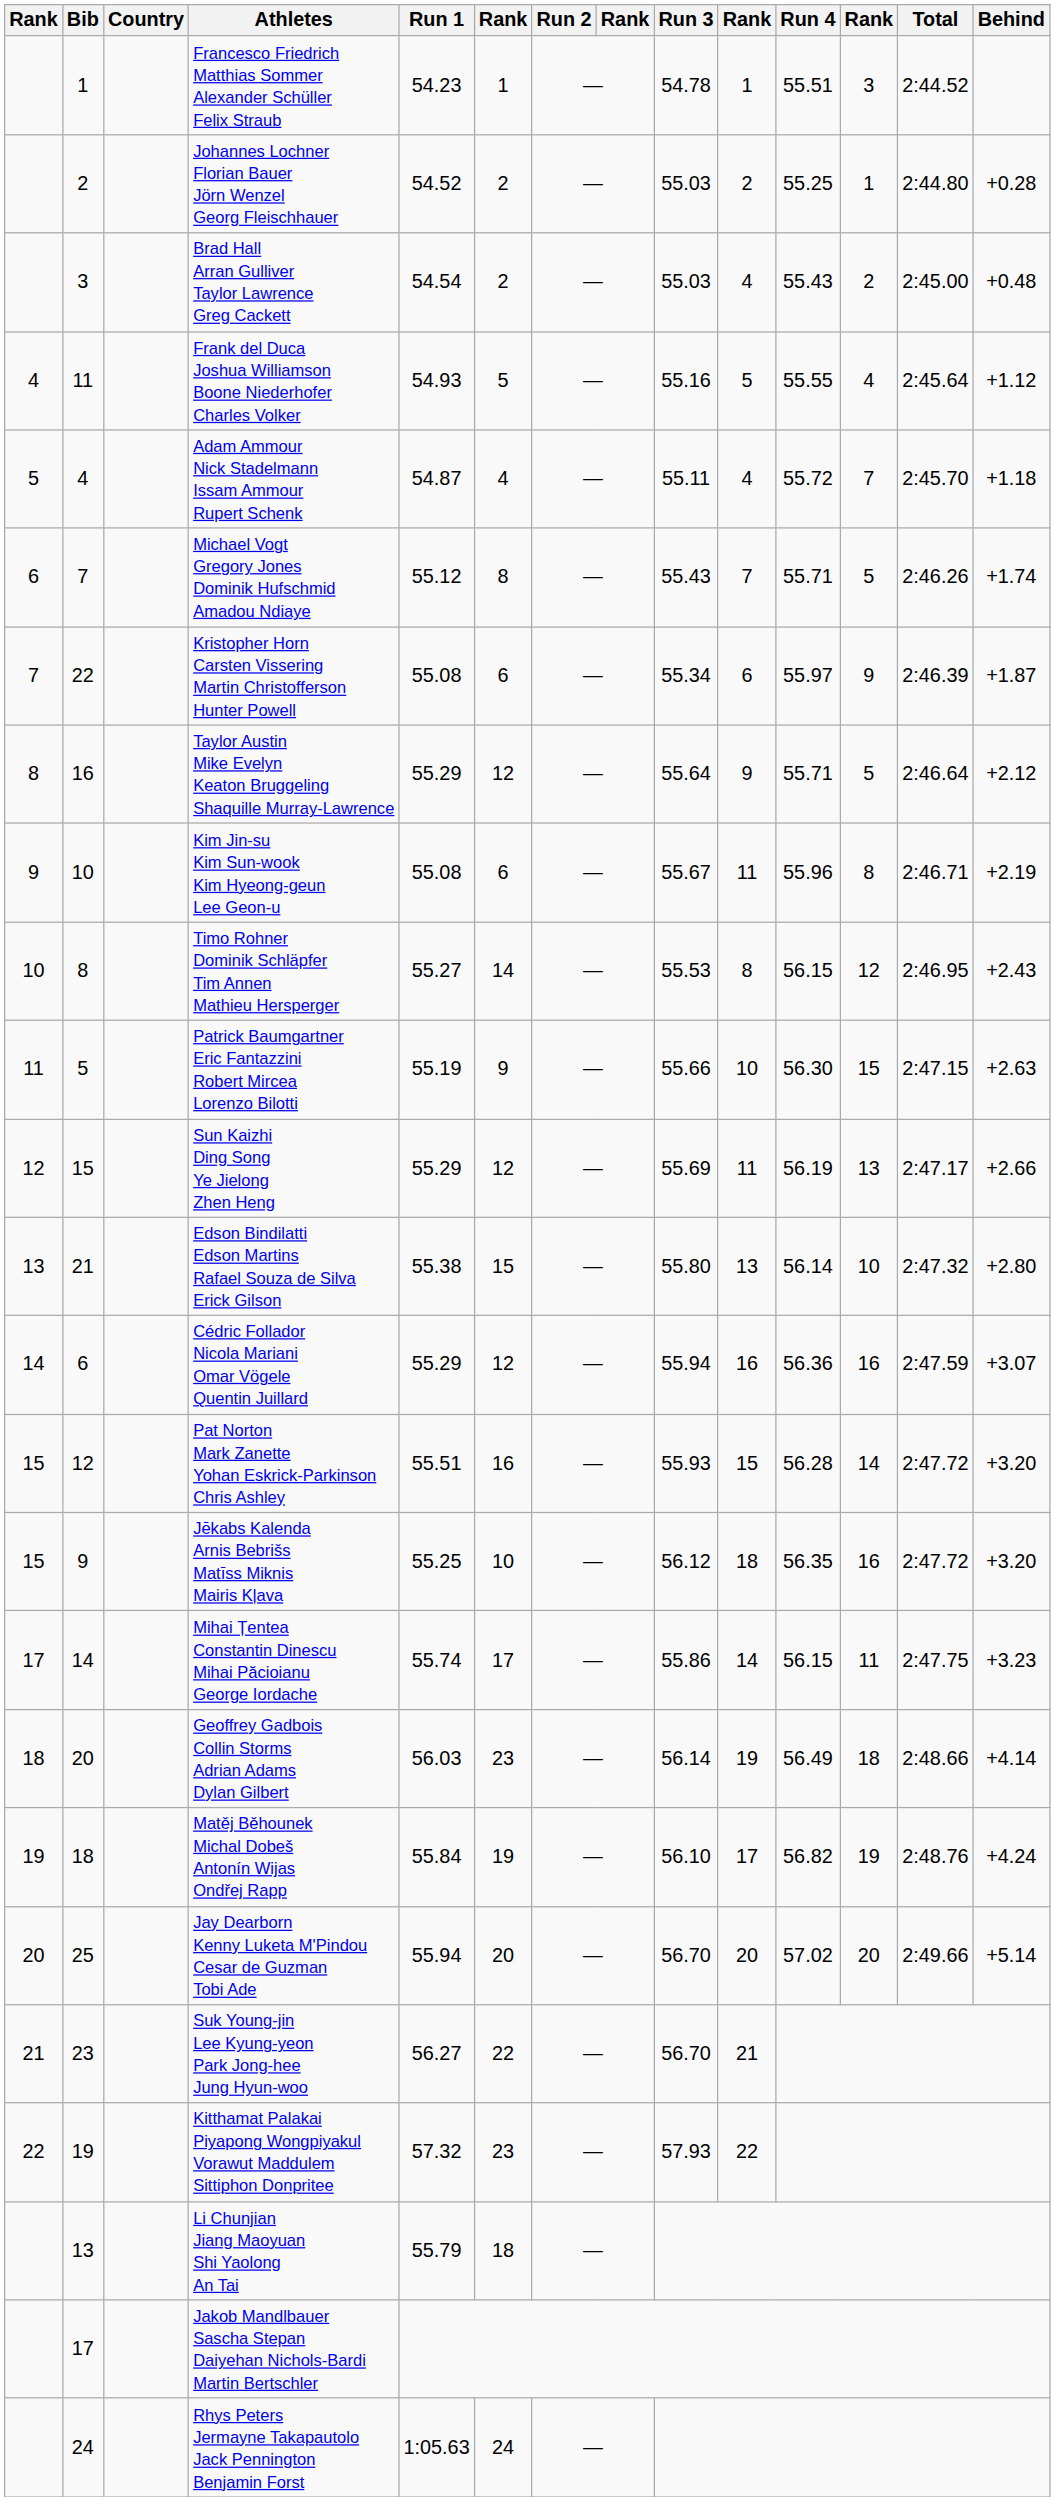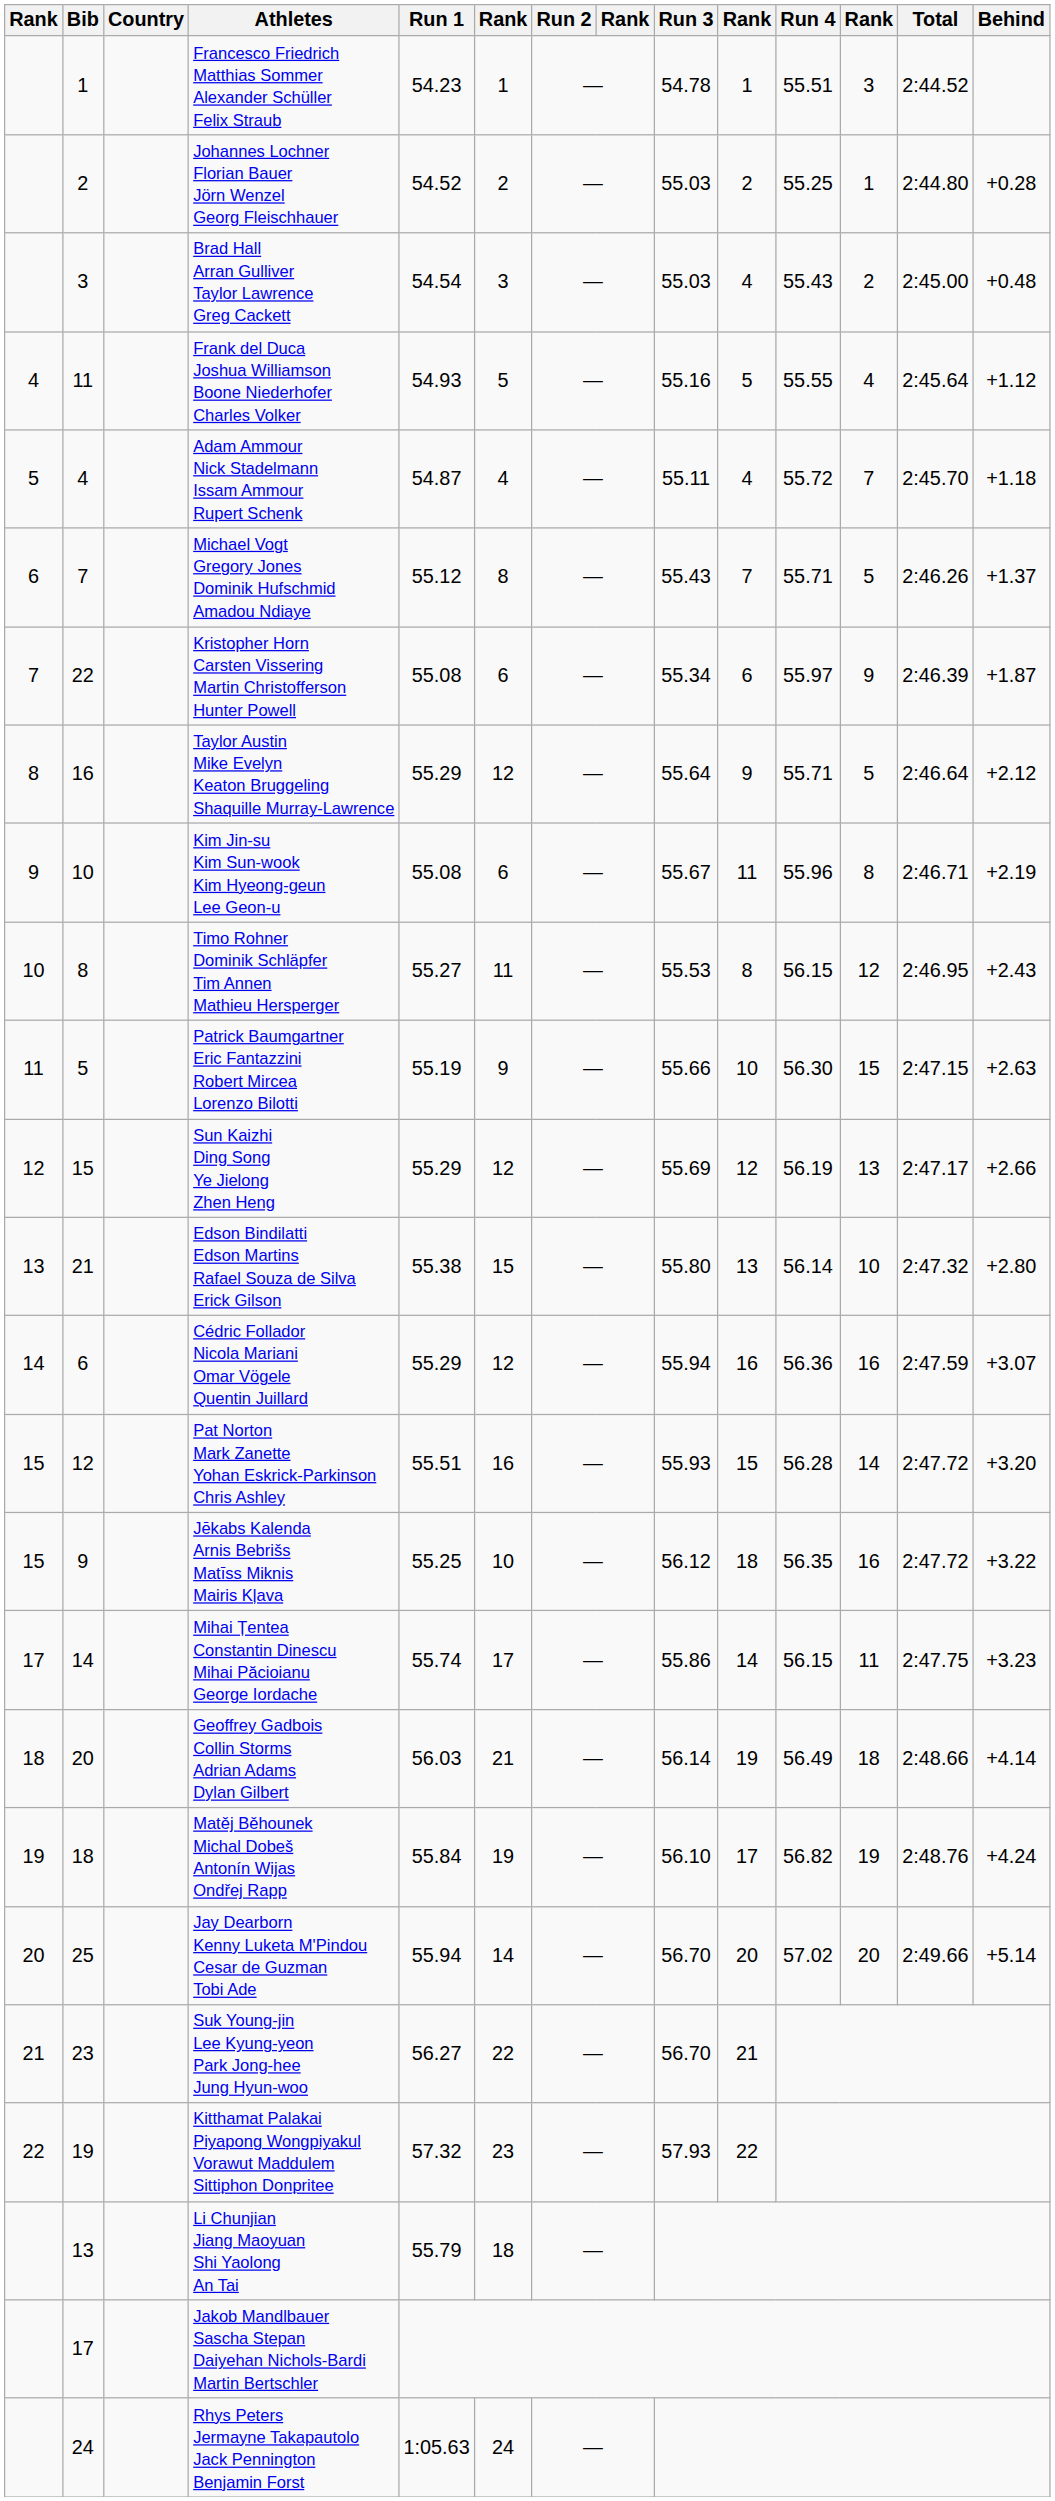(503, 282) 2 -> (503, 282) 3
(1011, 577) +1.74 -> (1011, 577) +1.37
(503, 971) 14 -> (503, 971) 11
(747, 1167) 11 -> (747, 1167) 12
(1011, 1561) +3.20 -> (1011, 1561) +3.22
(503, 1758) 23 -> (503, 1758) 21
(503, 1955) 20 -> (503, 1955) 14
